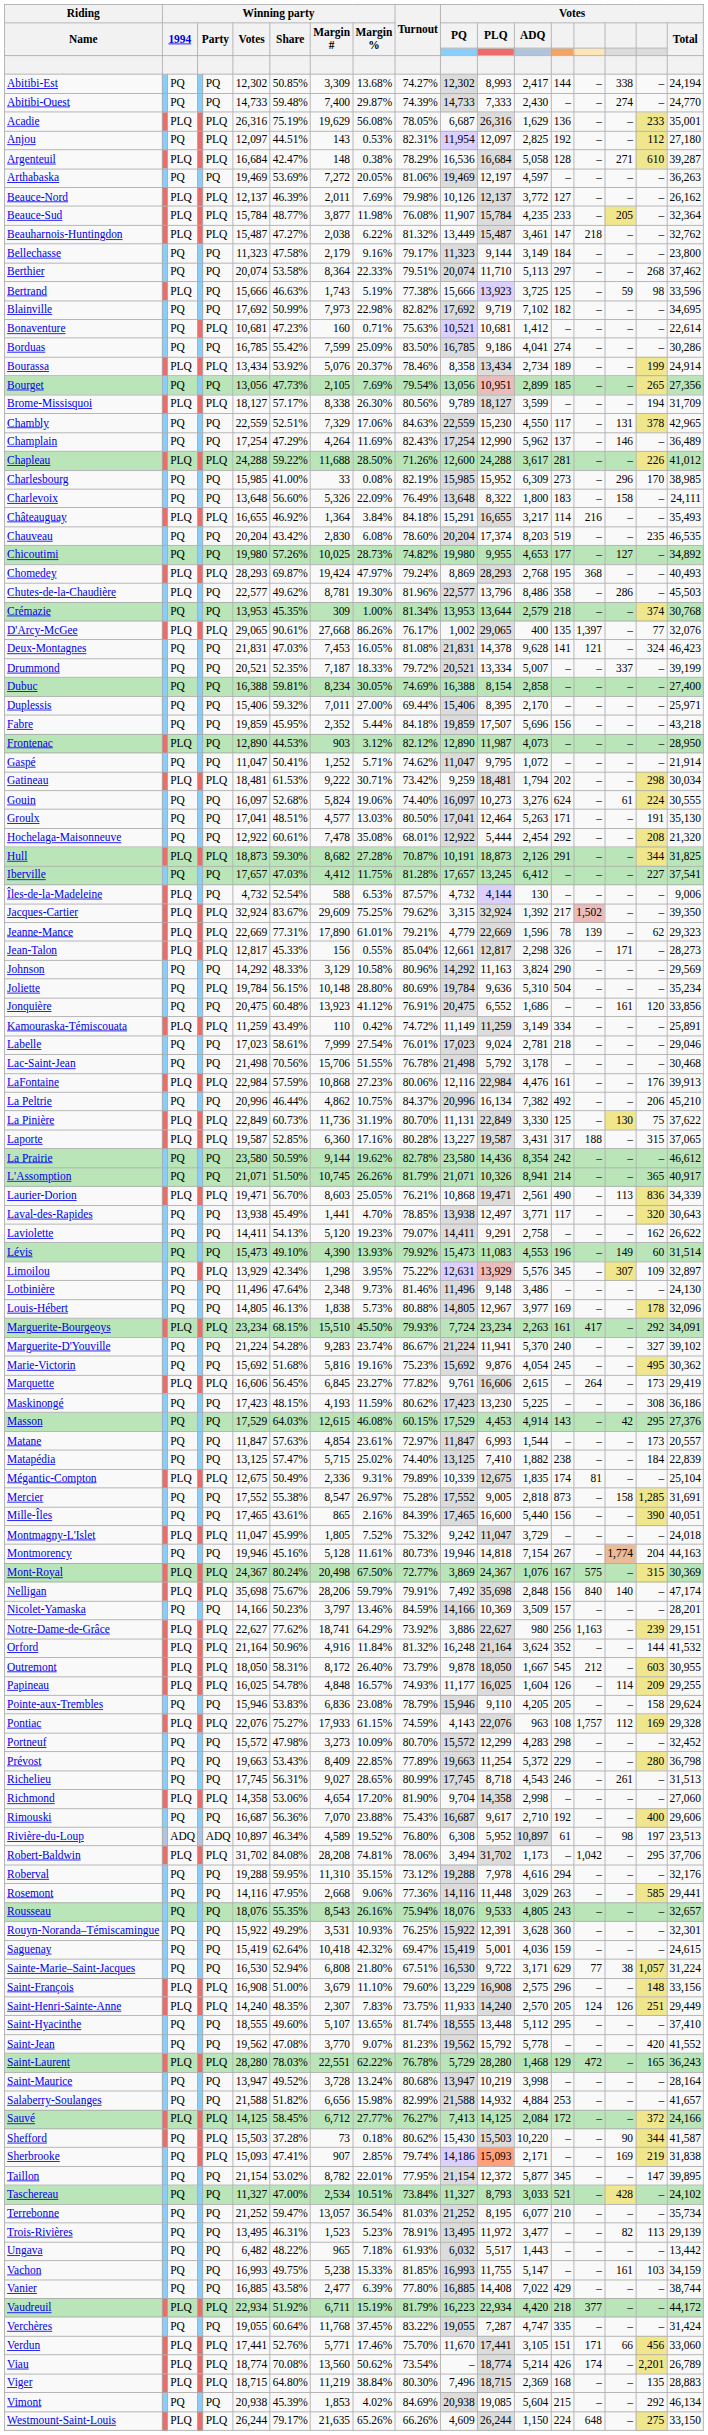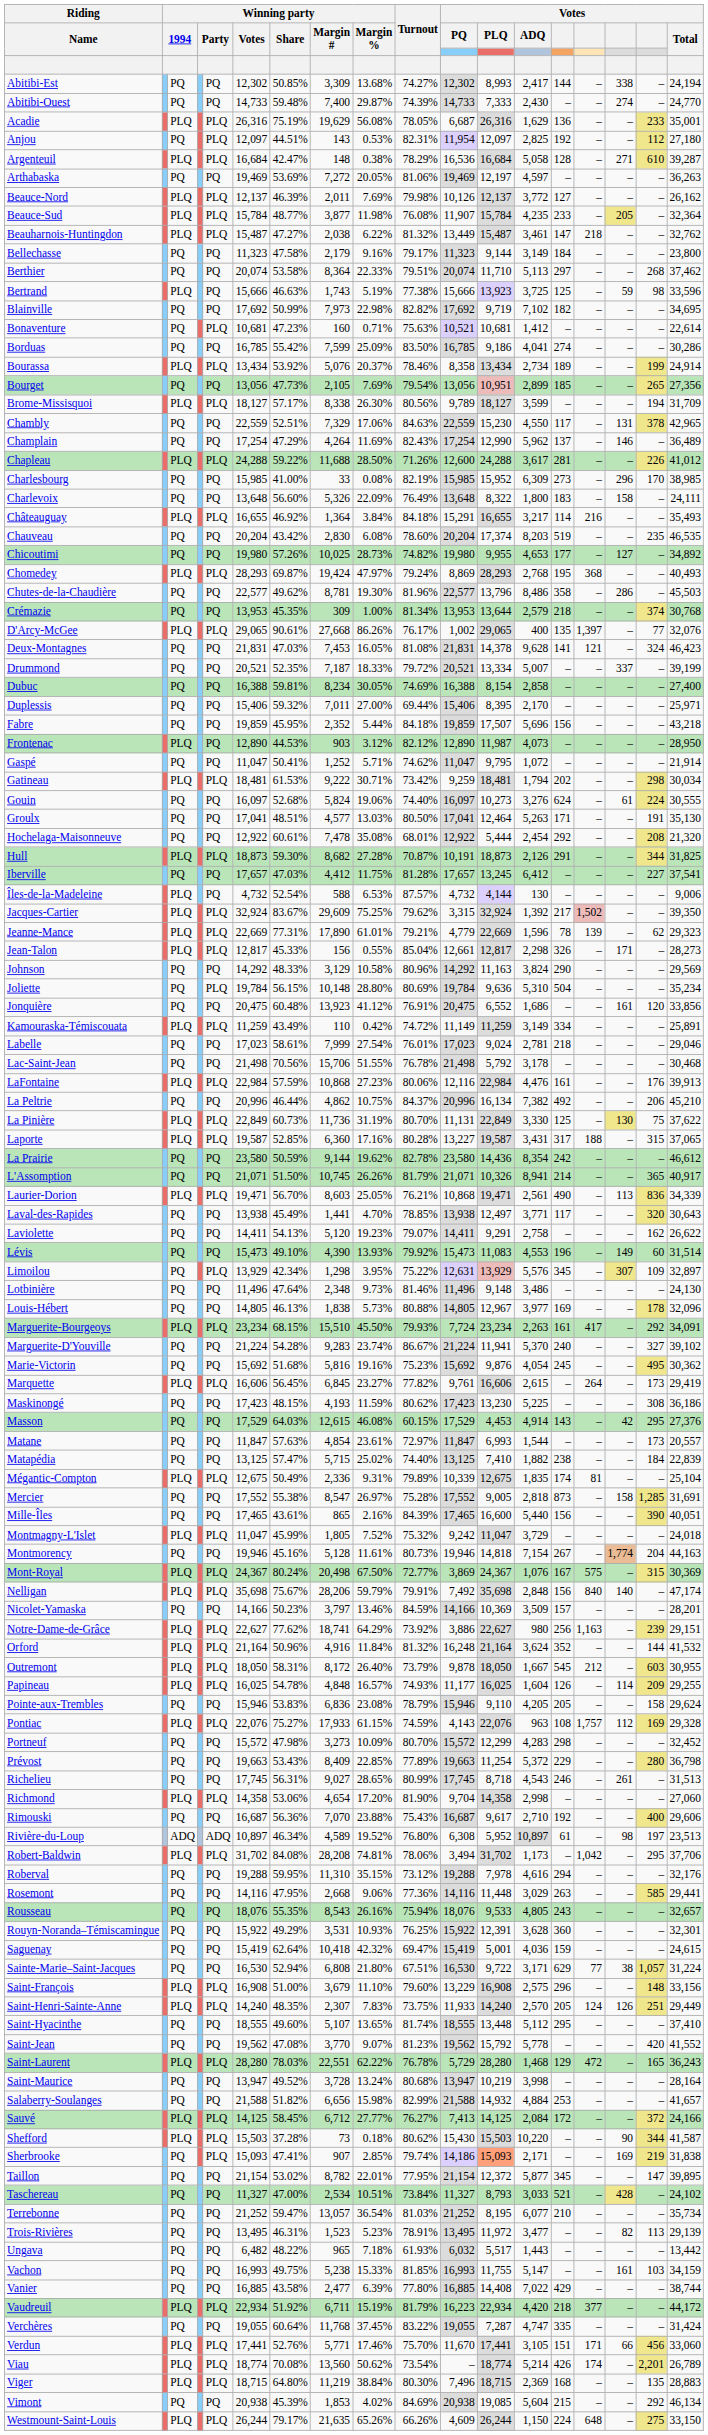(181, 592) PLQ -> (177, 592) PQ
(177, 2137) PQ -> (181, 2137) PLQ
